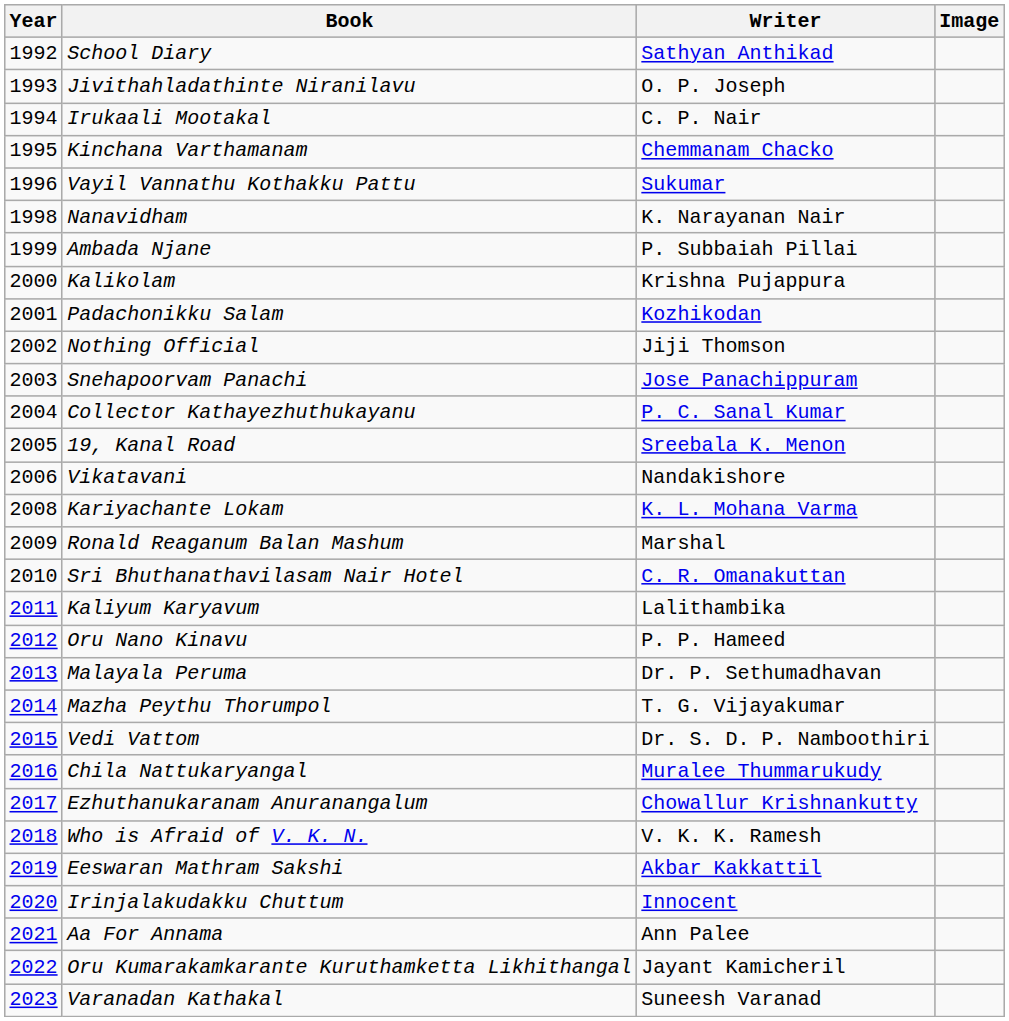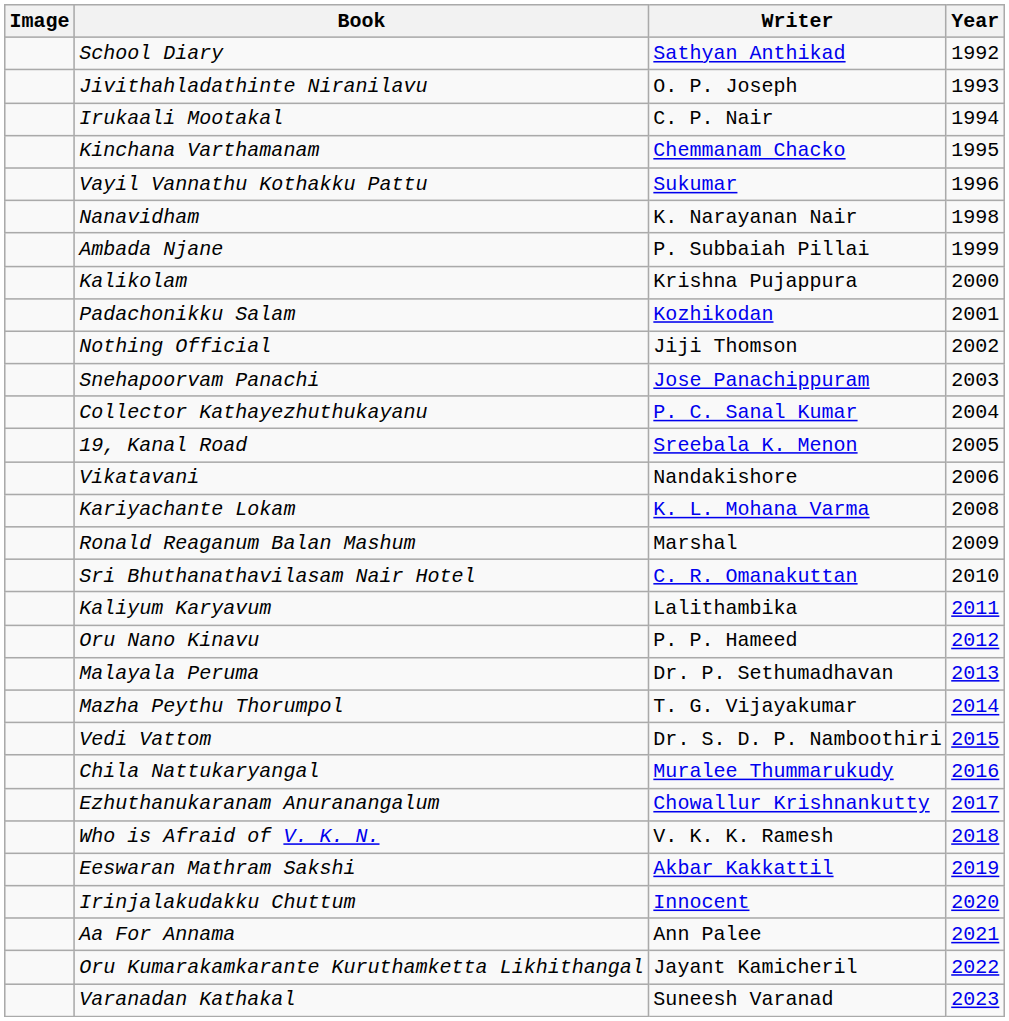columns swapped: (34, 21) <-> (969, 21)
